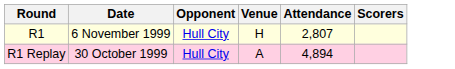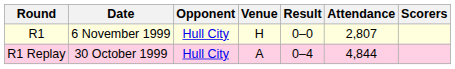+ column: (303, 14)
(317, 53) 4,894 -> (361, 53) 4,844
